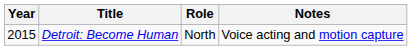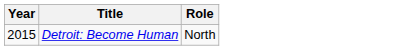- column: (312, 14)
